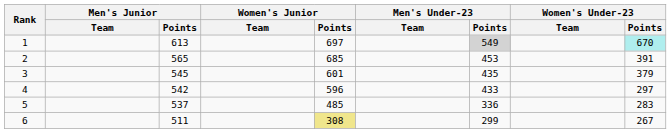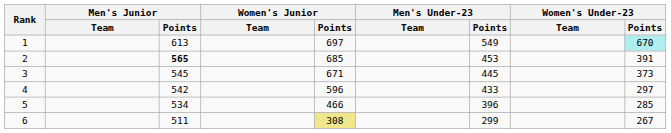(490, 43) lightgrey background -> (490, 43) no background
(180, 58) normal -> (180, 58) bold
(335, 74) 601 -> (335, 74) 671
(490, 74) 435 -> (490, 74) 445
(645, 74) 379 -> (645, 74) 373
(180, 105) 537 -> (180, 105) 534
(335, 105) 485 -> (335, 105) 466
(490, 105) 336 -> (490, 105) 396
(645, 105) 283 -> (645, 105) 285
